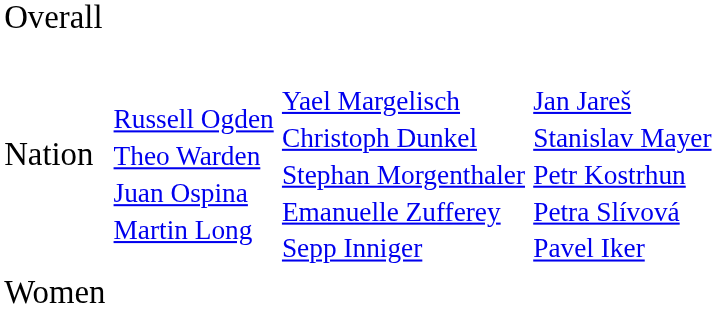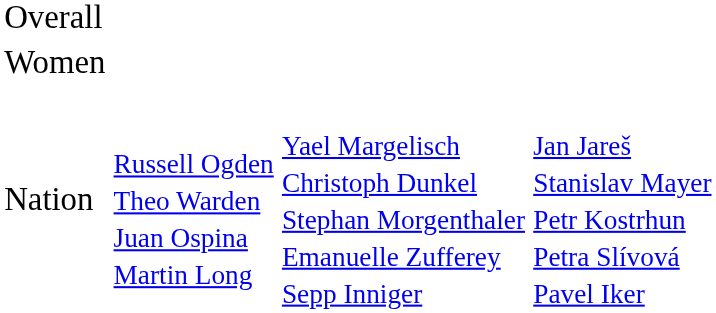rows swapped: (55, 291) <-> (49, 154)
